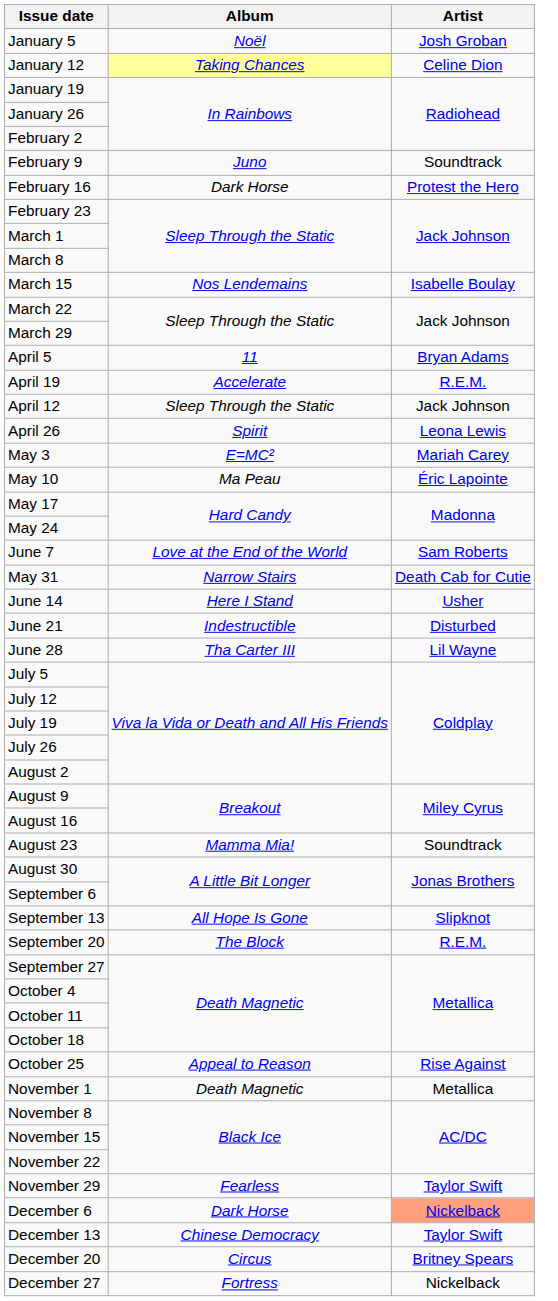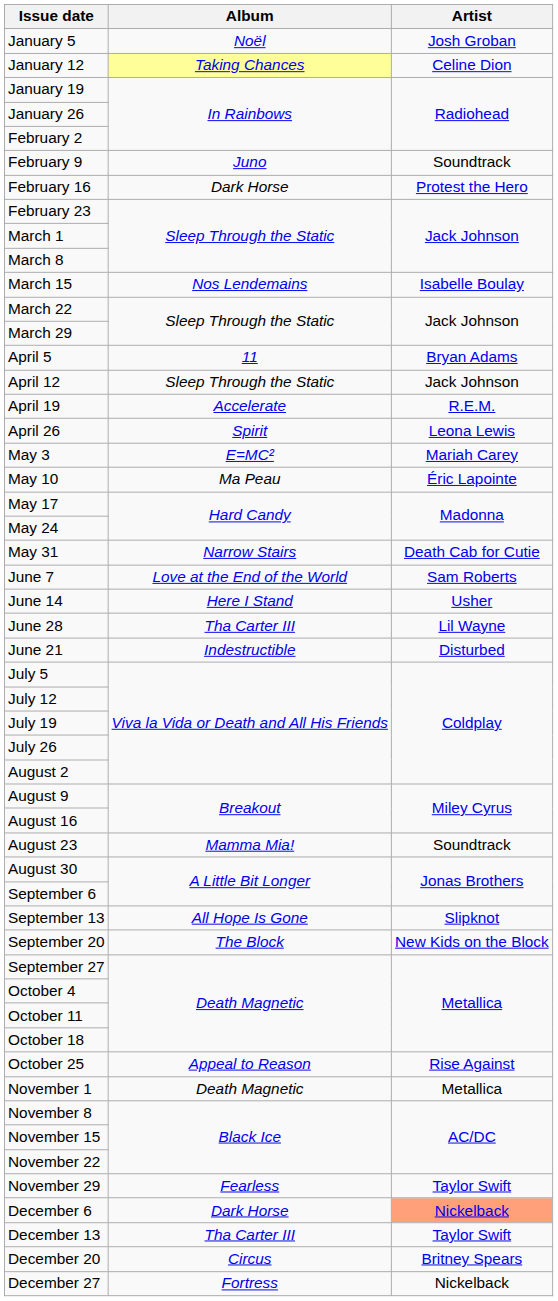rows swapped: (34, 406) <-> (34, 382)
rows swapped: (33, 576) <-> (31, 552)
rows swapped: (35, 625) <-> (35, 650)
(463, 942) R.E.M. -> (472, 942) New Kids on the Block
(250, 1234) Chinese Democracy -> (250, 1234) Tha Carter III
